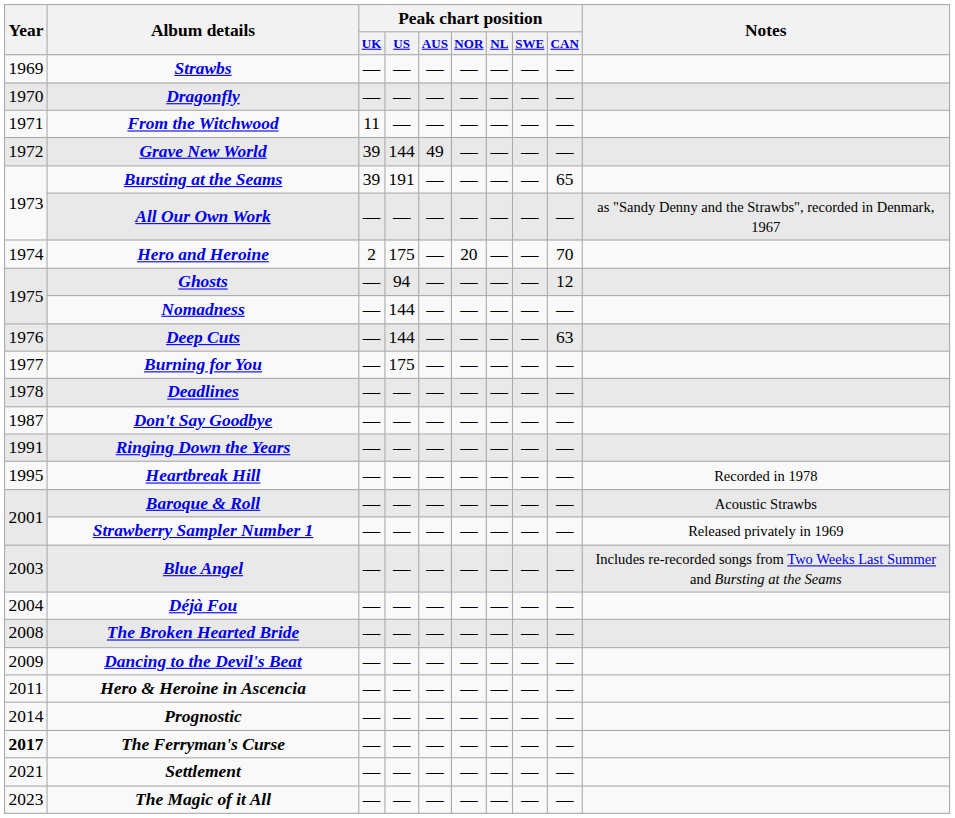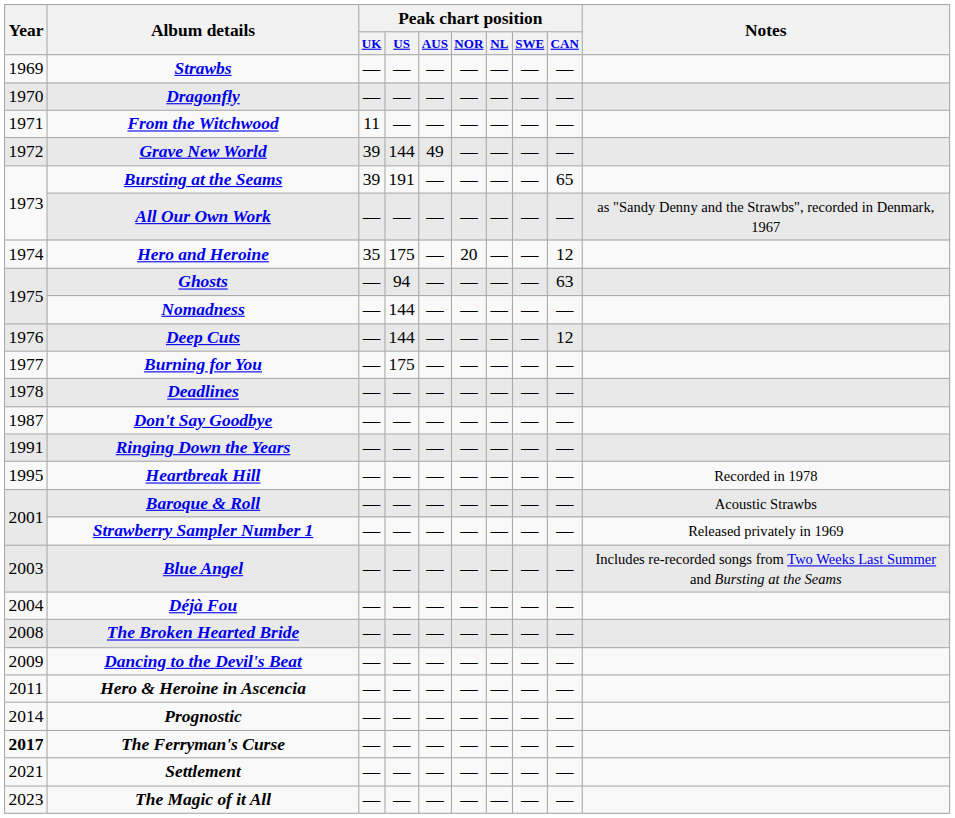(372, 254) 2 -> (372, 254) 35
(565, 254) 70 -> (565, 254) 12
(565, 281) 12 -> (565, 281) 63
(565, 337) 63 -> (565, 337) 12
